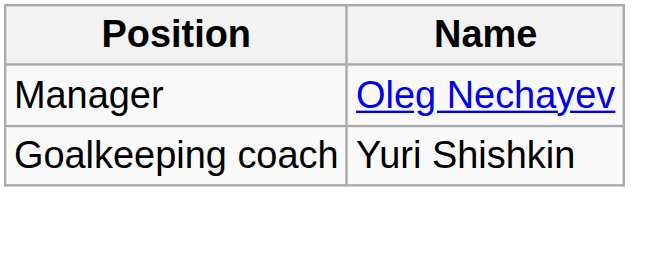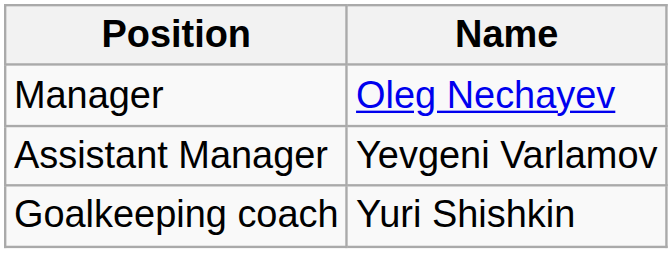+ row: (171, 154)
